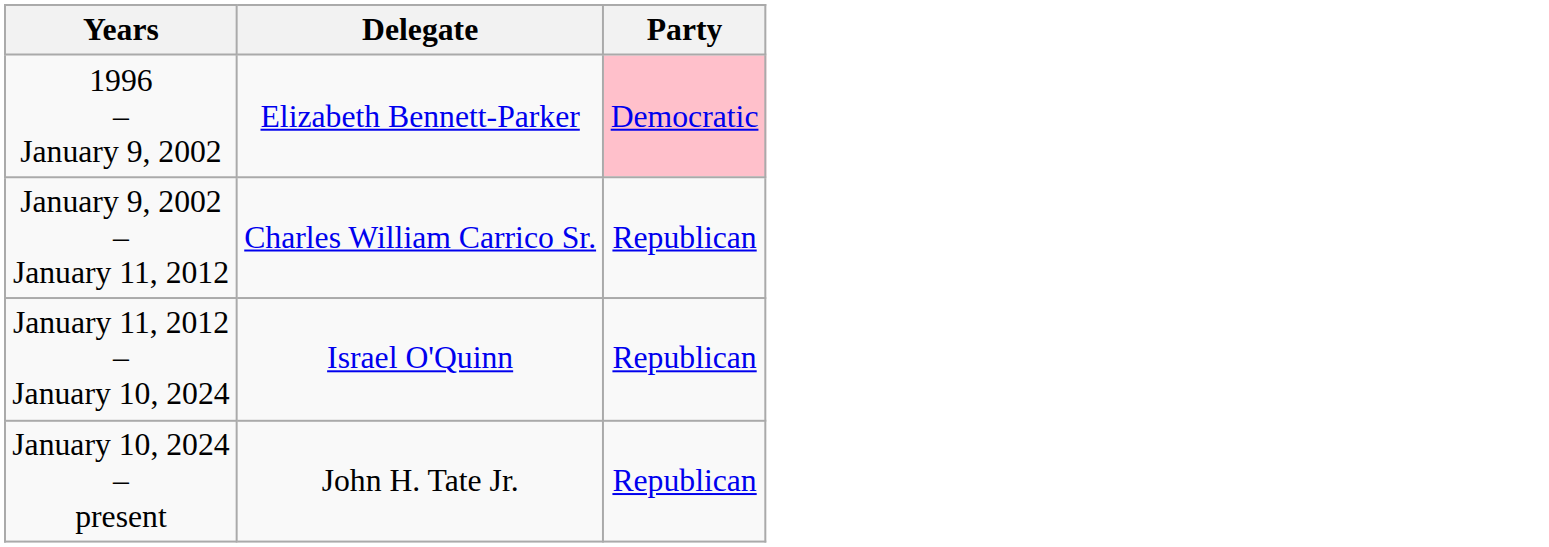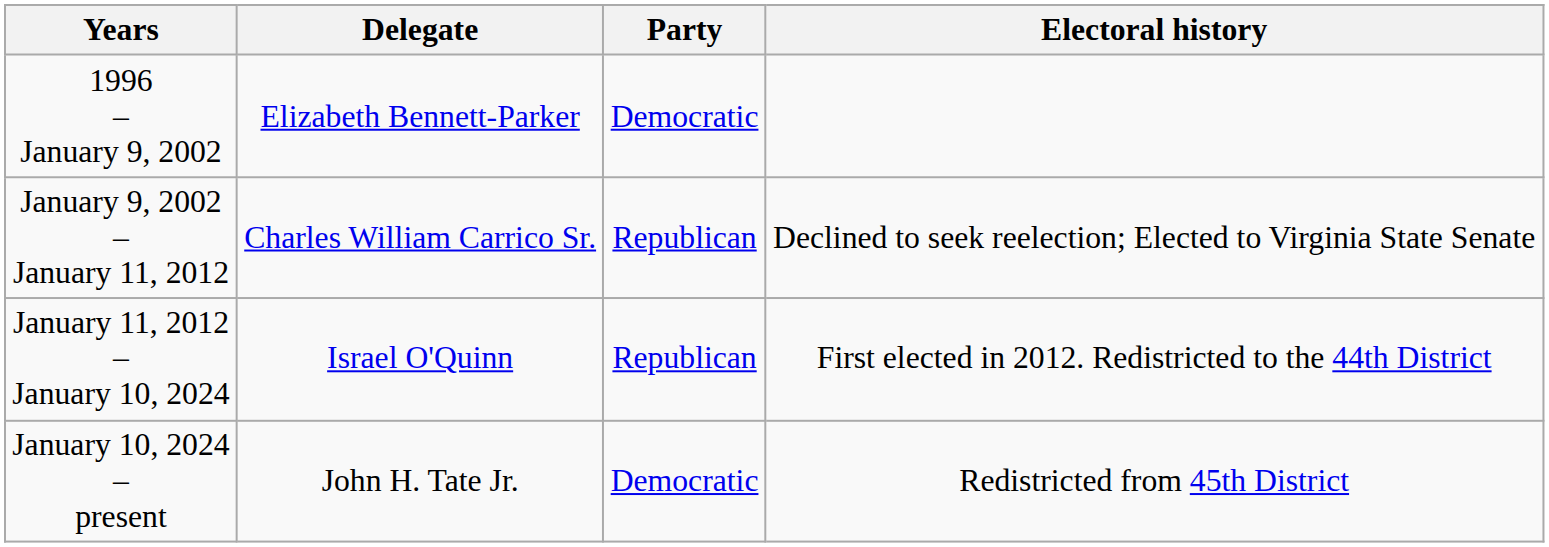+ column: (1154, 29)
(685, 115) pink background -> (685, 115) no background
(685, 480) Republican -> (685, 480) Democratic
